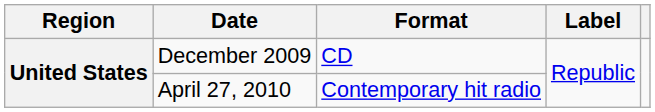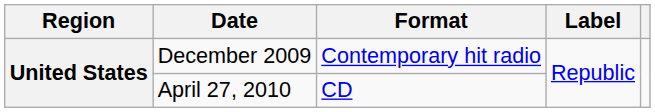(337, 55) CD -> (431, 55) Contemporary hit radio
(431, 90) Contemporary hit radio -> (337, 90) CD
